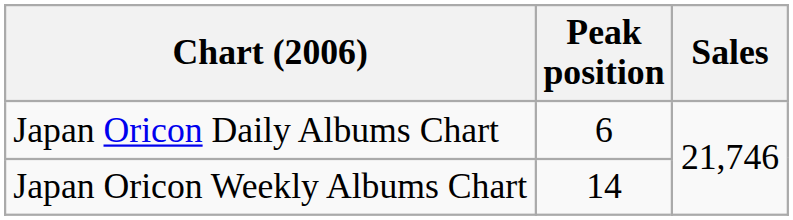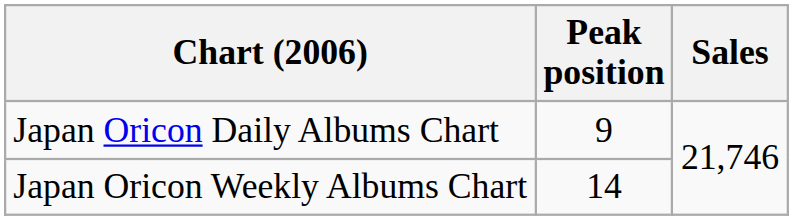(604, 129) 6 -> (604, 129) 9
